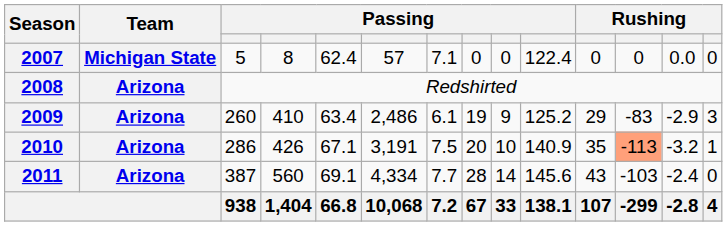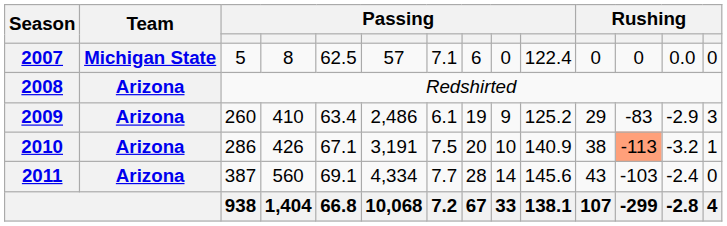(338, 57) 62.4 -> (338, 57) 62.5
(476, 57) 0 -> (476, 57) 6
(596, 146) 35 -> (596, 146) 38
